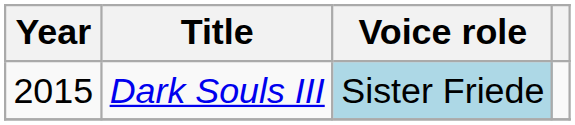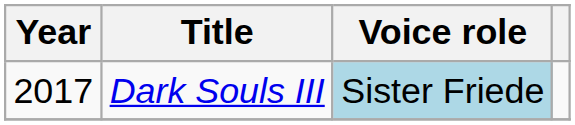(53, 89) 2015 -> (53, 89) 2017
